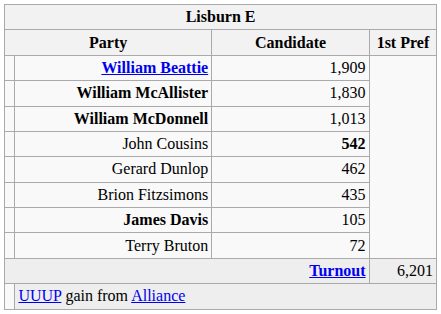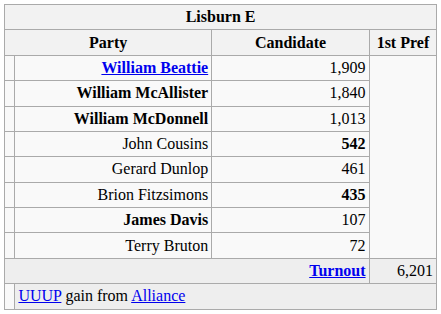(348, 93) 1,830 -> (348, 93) 1,840
(354, 169) 462 -> (354, 169) 461
(354, 194) normal -> (354, 194) bold
(354, 220) 105 -> (354, 220) 107
